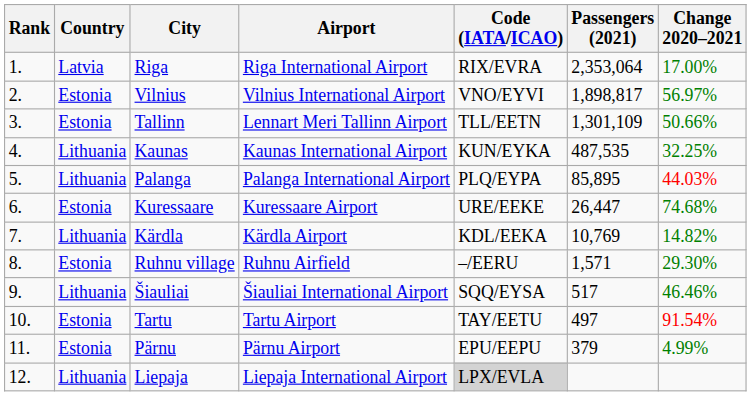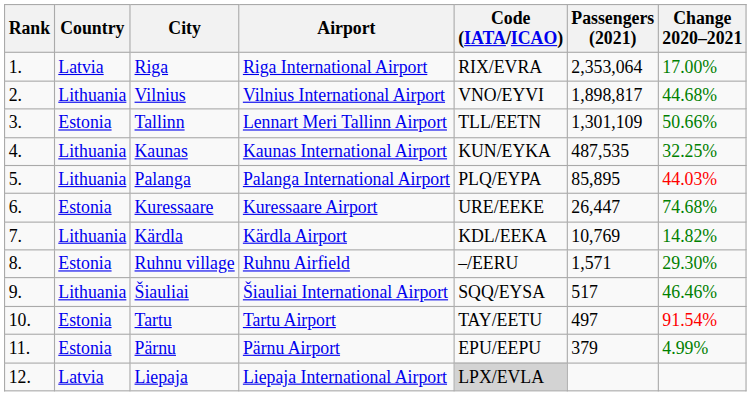(85, 94) Estonia -> (92, 94) Lithuania
(690, 94) 56.97% -> (690, 94) 44.68%
(92, 376) Lithuania -> (81, 376) Latvia
